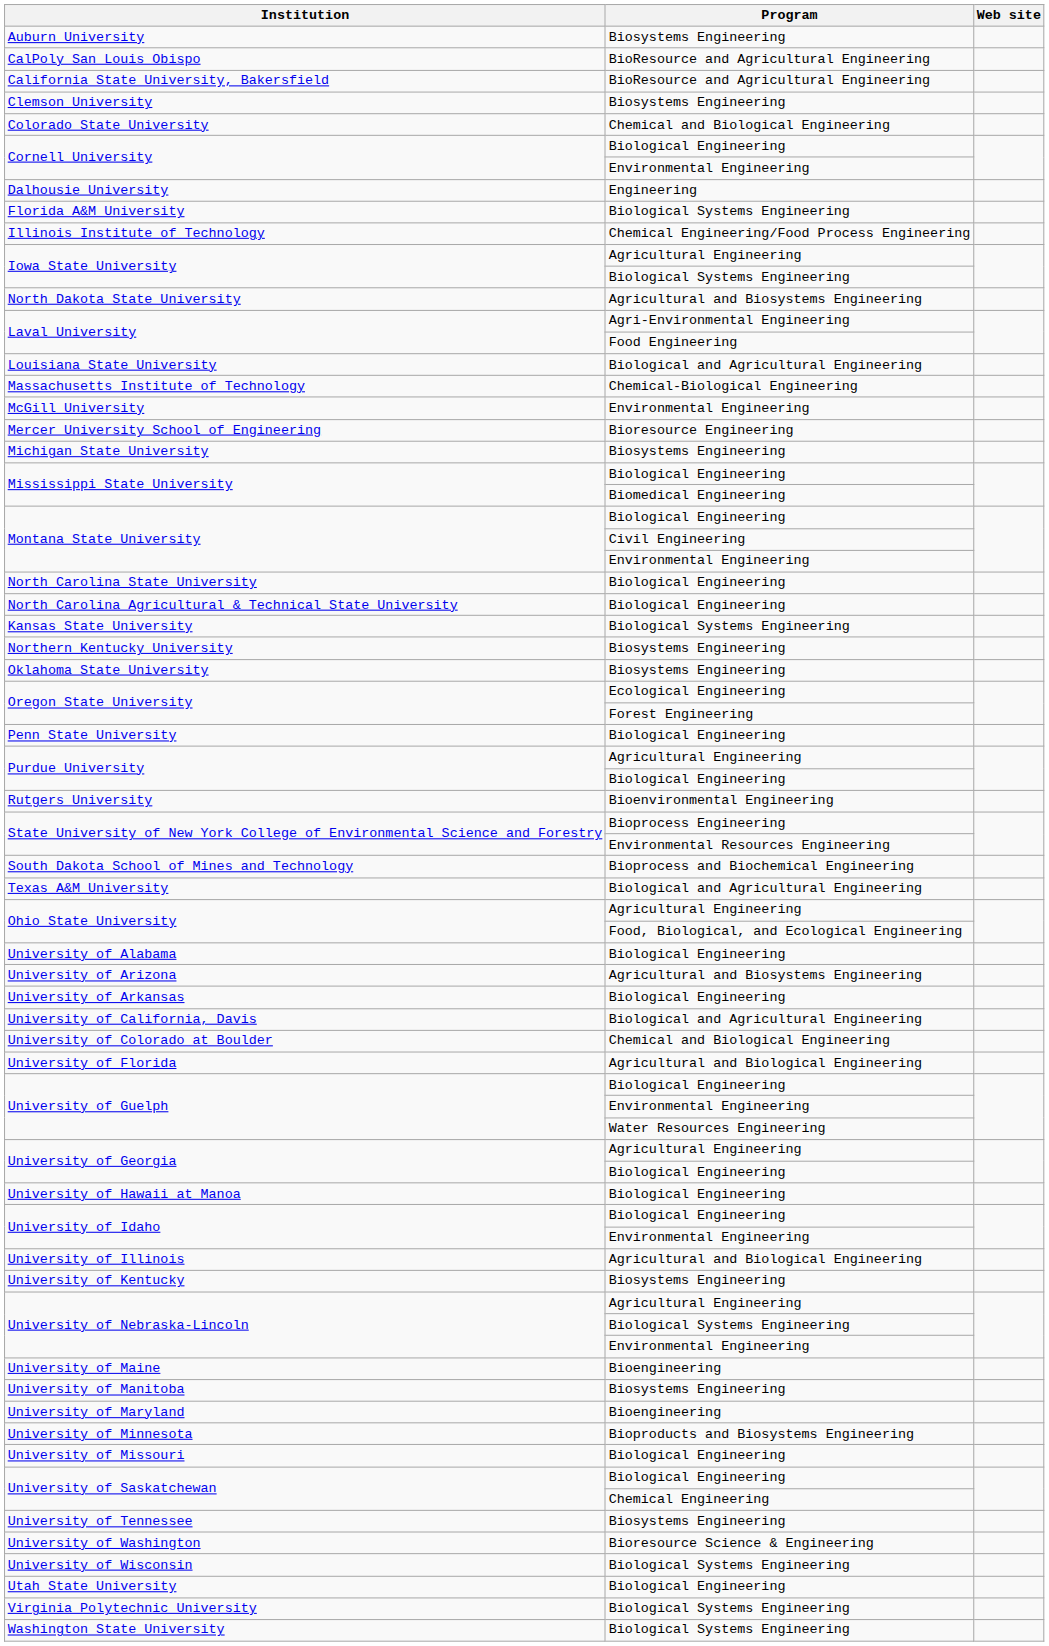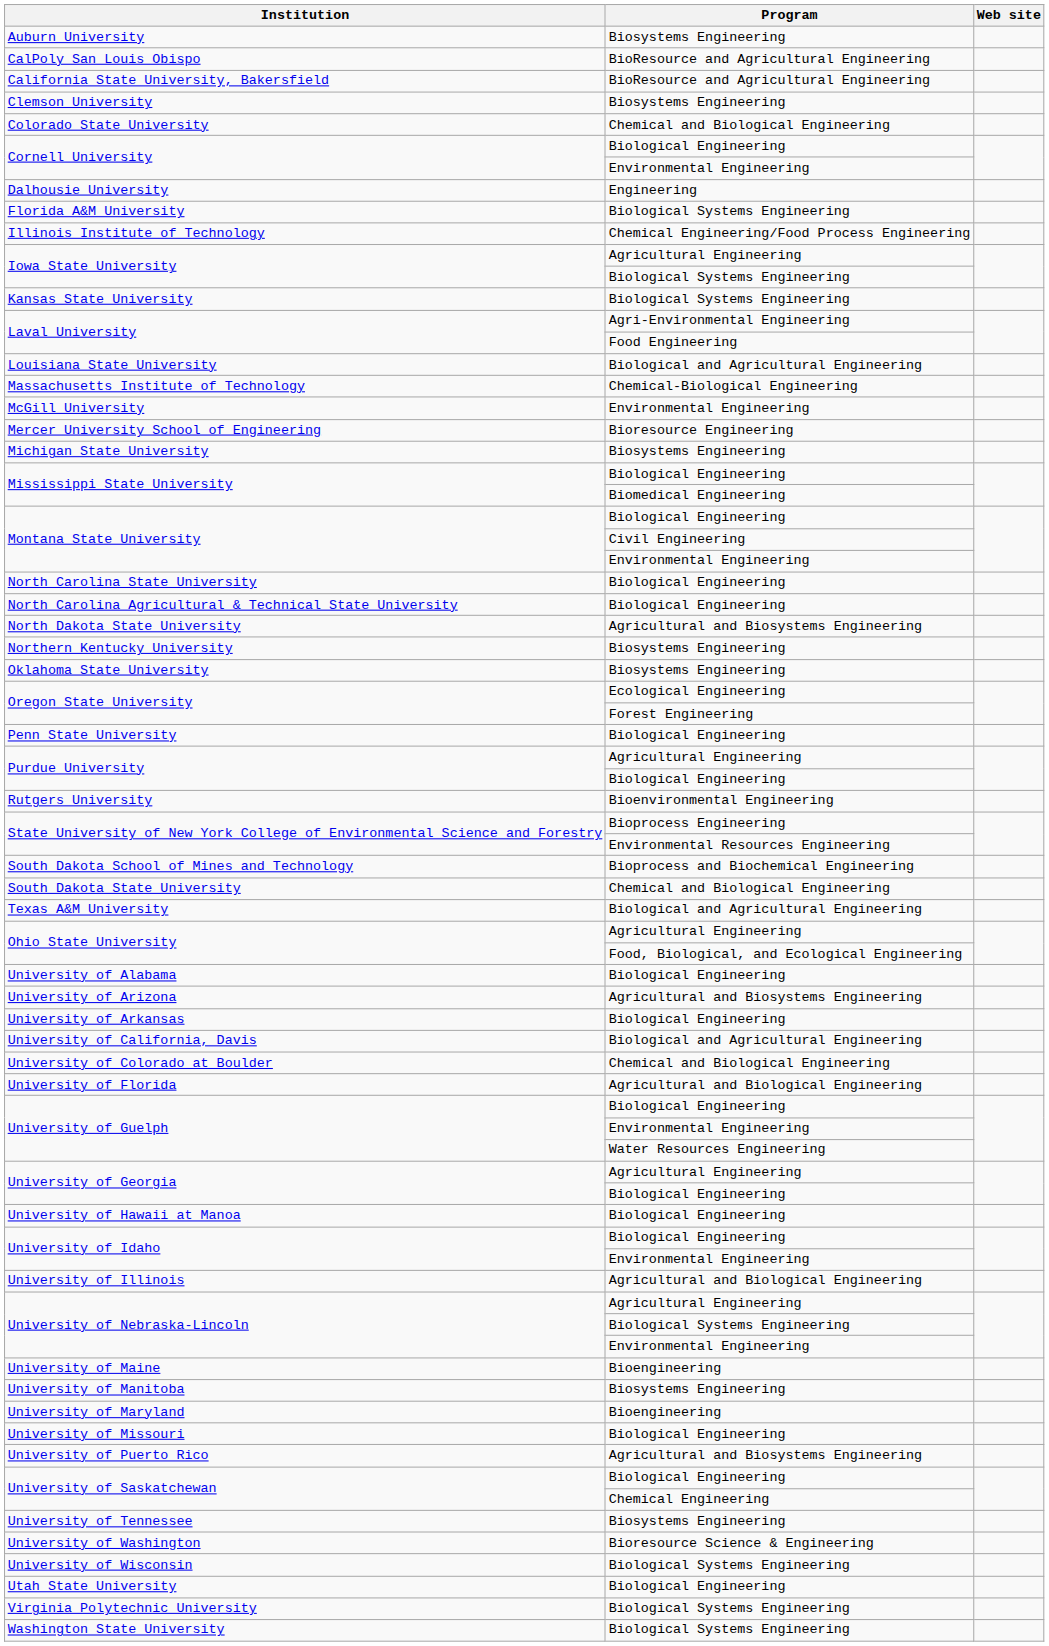rows swapped: (100, 626) <-> (124, 299)
+ row: (124, 888)
- row: (96, 1281)
- row: (100, 1434)
+ row: (108, 1456)
